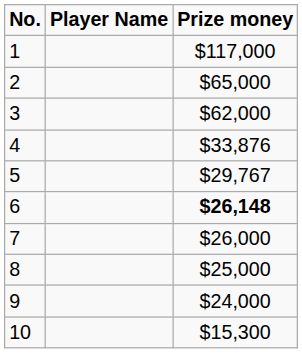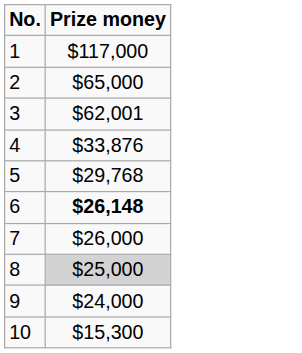- column: (109, 20)
(235, 113) $62,000 -> (108, 113) $62,001
(235, 176) $29,767 -> (108, 176) $29,768
(235, 269) no background -> (108, 269) lightgrey background
